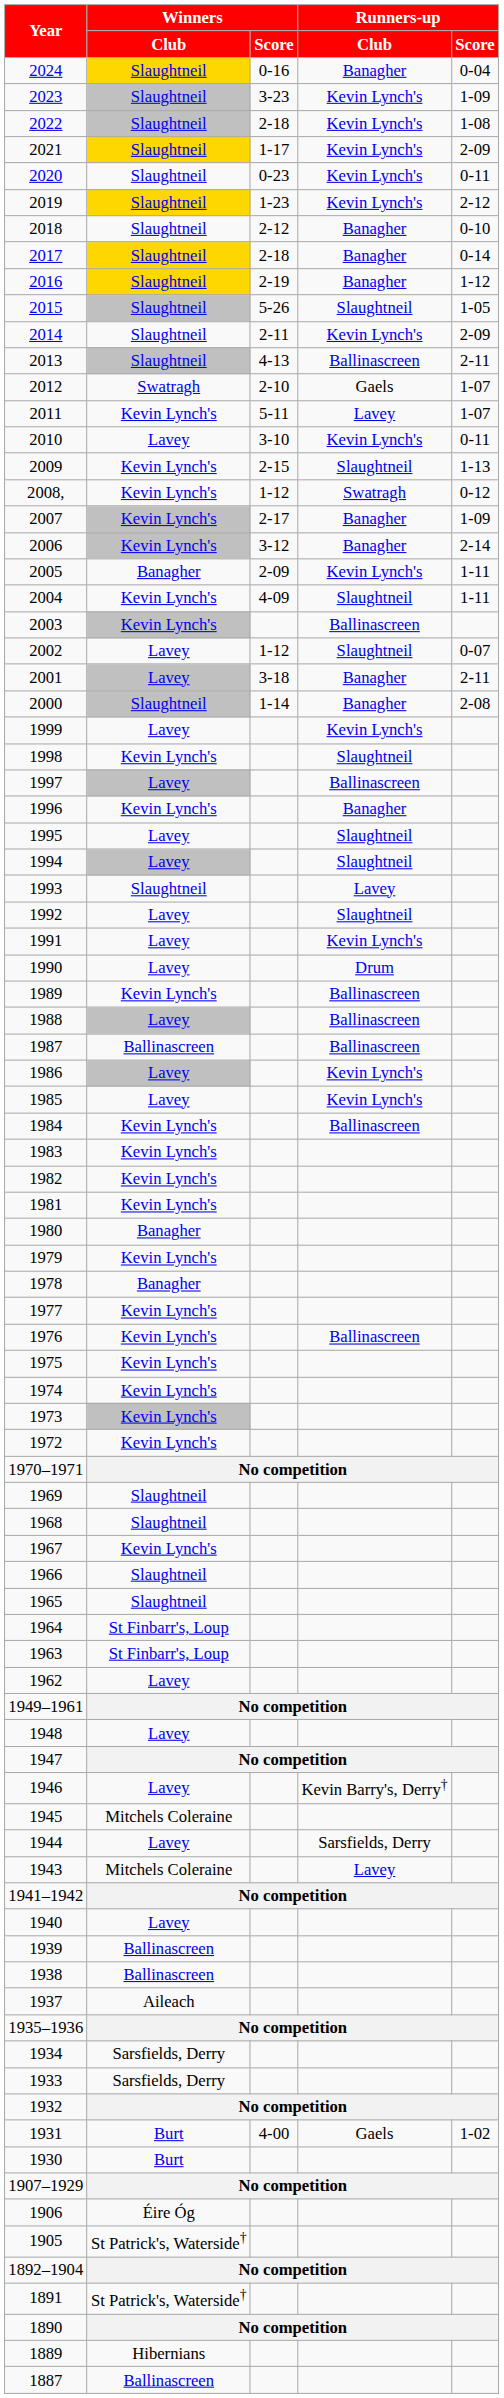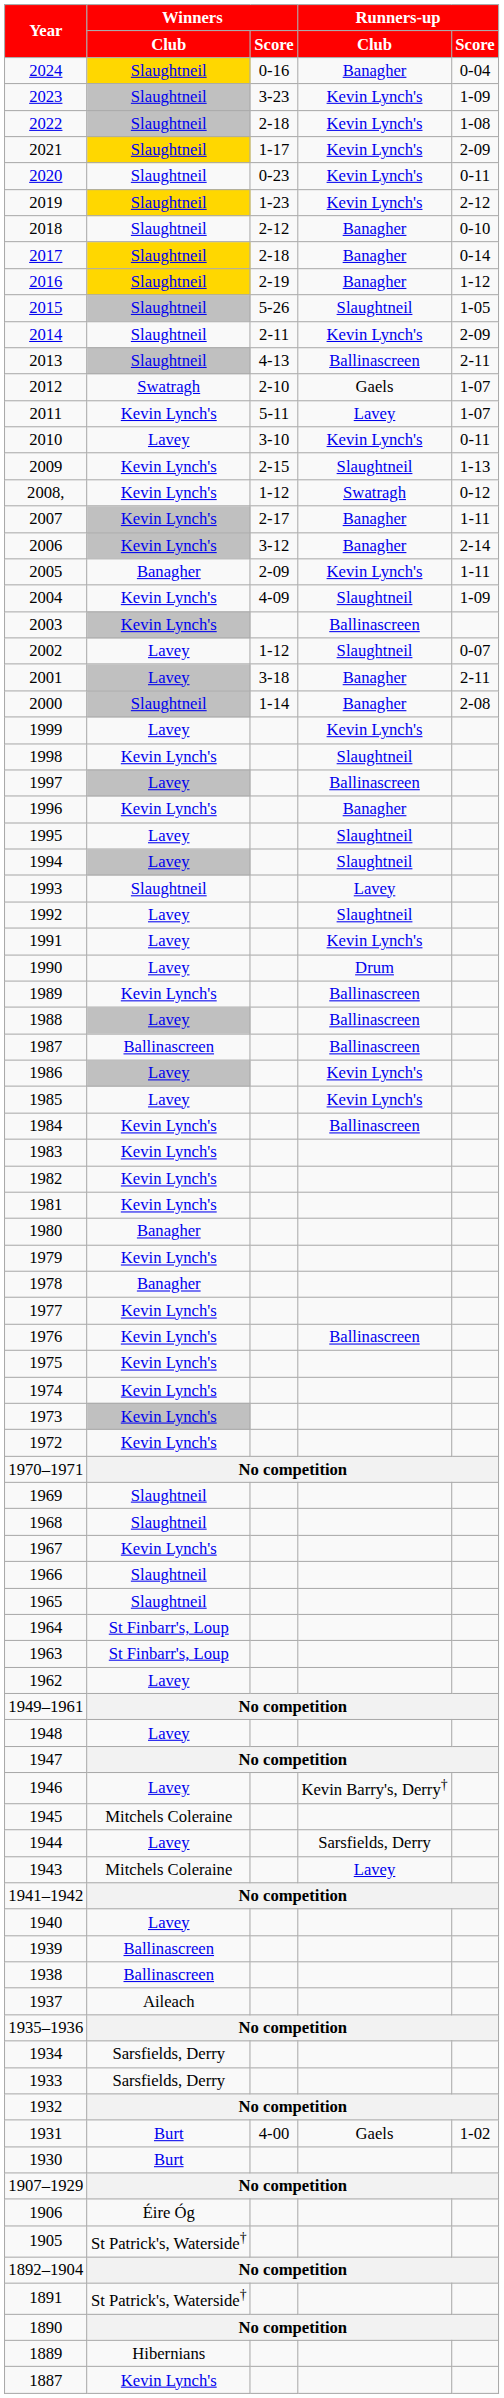(475, 519) 1-09 -> (475, 519) 1-11
(475, 598) 1-11 -> (475, 598) 1-09
(169, 2379) Ballinascreen -> (169, 2379) Kevin Lynch's
